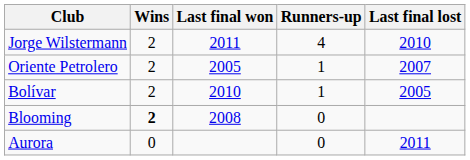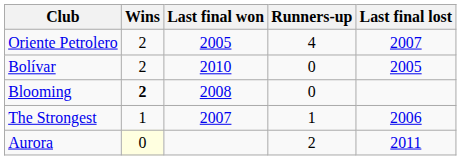- row: (68, 42)
(321, 67) 1 -> (312, 42) 4
(321, 92) 1 -> (312, 67) 0
+ row: (52, 117)
(152, 142) no background -> (142, 142) lightyellow background
(321, 142) 0 -> (312, 142) 2
